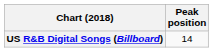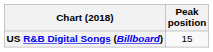(187, 39) 14 -> (187, 39) 15
